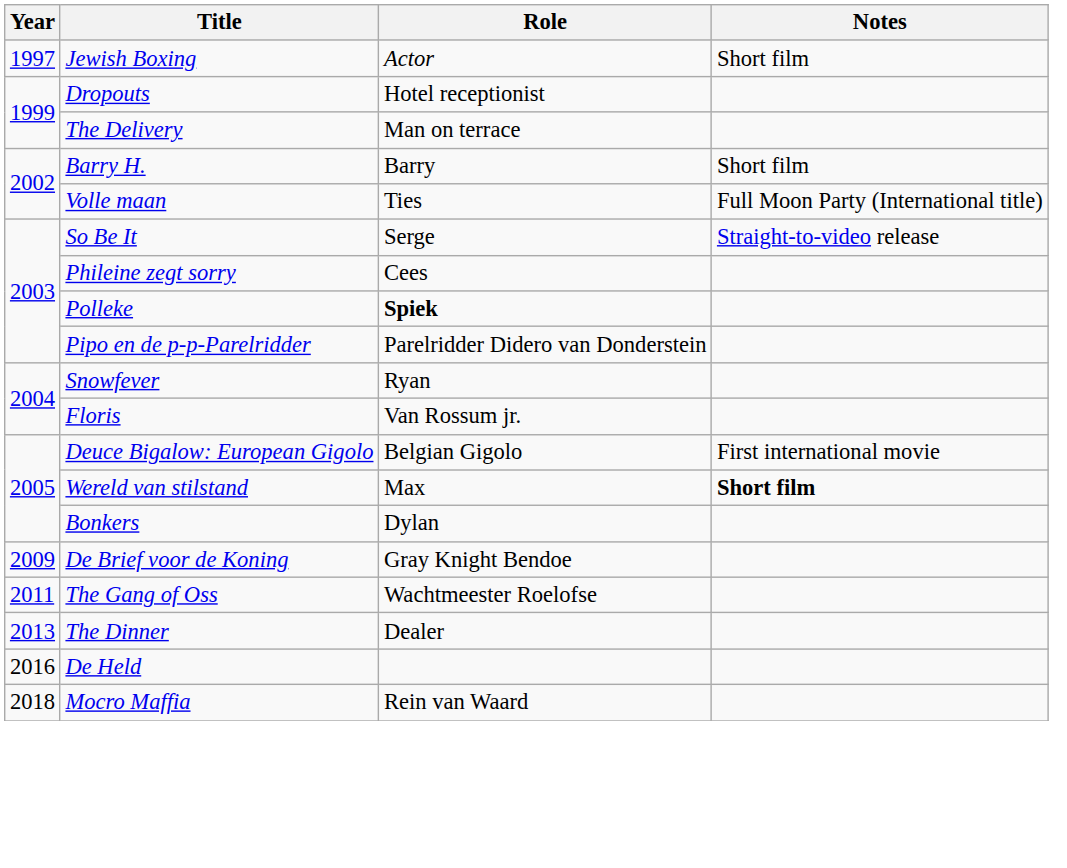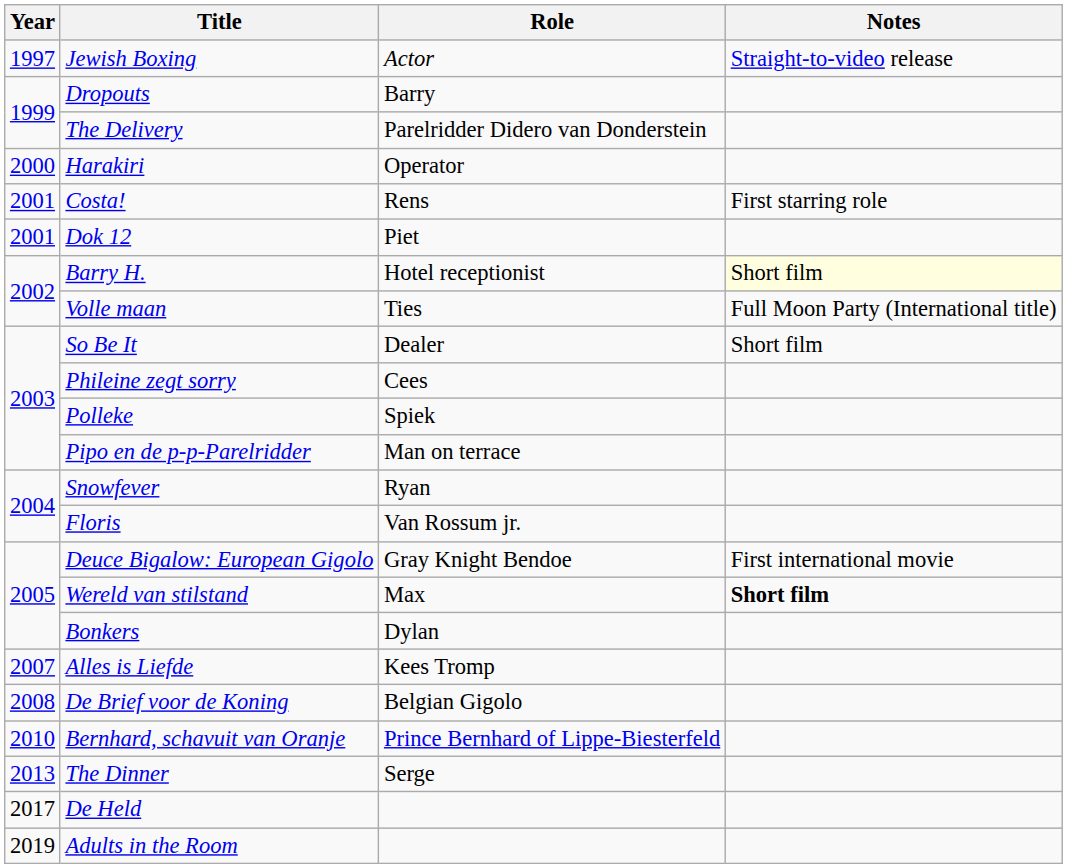(763, 58) Short film -> (842, 58) Straight-to-video release
(464, 93) Hotel receptionist -> (410, 93) Barry
(452, 129) Man on terrace -> (545, 129) Parelridder Didero van Donderstein
+ row: (105, 165)
+ row: (96, 201)
+ row: (98, 237)
(410, 165) Barry -> (464, 272) Hotel receptionist
(763, 165) no background -> (777, 272) lightyellow background
(409, 237) Serge -> (414, 344) Dealer
(828, 237) Straight-to-video release -> (777, 344) Short film
(411, 308) bold -> (410, 415) normal
(545, 344) Parelridder Didero van Donderstein -> (452, 451) Man on terrace
(453, 451) Belgian Gigolo -> (478, 559) Gray Knight Bendoe
+ row: (129, 666)
(32, 559) 2009 -> (32, 702) 2008
(478, 559) Gray Knight Bendoe -> (453, 702) Belgian Gigolo
+ row: (205, 737)
- row: (142, 594)
(414, 630) Dealer -> (409, 773) Serge
(32, 666) 2016 -> (32, 809) 2017
- row: (128, 702)
+ row: (152, 845)
